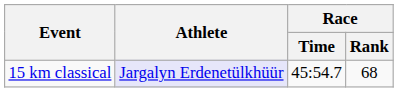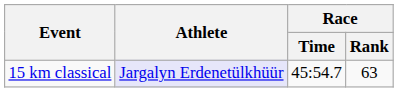(369, 73) 68 -> (369, 73) 63
